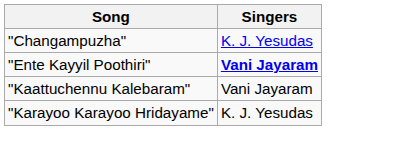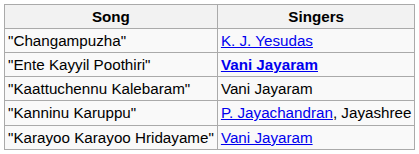+ row: (72, 113)
(267, 113) K. J. Yesudas -> (267, 137) Vani Jayaram
